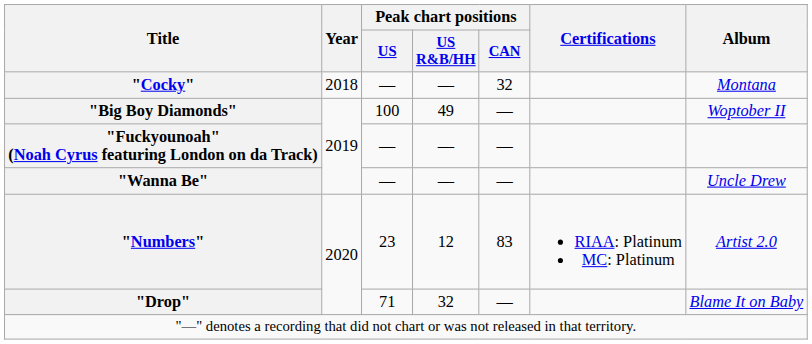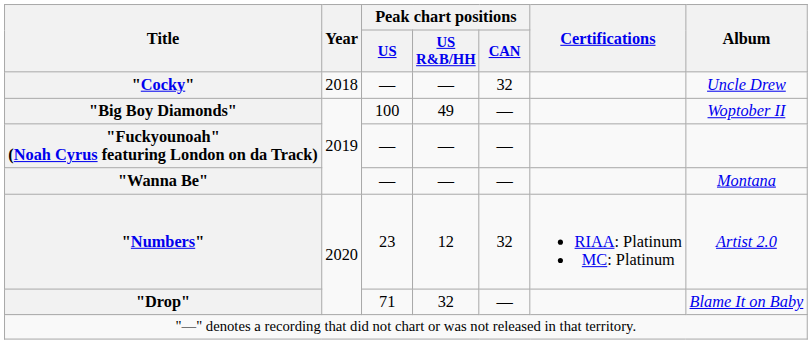(746, 84) Montana -> (746, 84) Uncle Drew
(746, 180) Uncle Drew -> (746, 180) Montana
(505, 241) 83 -> (505, 241) 32
